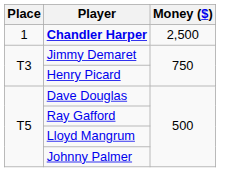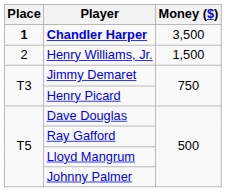(24, 34) normal -> (24, 34) bold
(183, 34) 2,500 -> (188, 34) 3,500
+ row: (100, 55)
